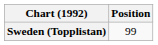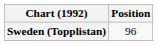(131, 31) 99 -> (131, 31) 96
